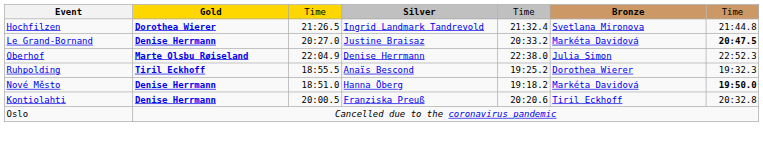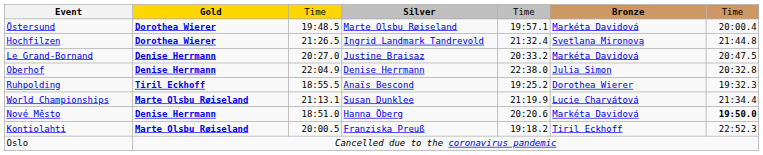+ row: (31, 26)
(738, 41) bold -> (738, 56) normal
(192, 56) Marte Olsbu Røiseland -> (175, 70) Denise Herrmann
(738, 56) 22:52.3 -> (738, 70) 20:32.8
+ row: (58, 99)
(529, 85) 19:18.2 -> (529, 114) 20:20.6
(175, 99) Denise Herrmann -> (192, 129) Marte Olsbu Røiseland
(529, 99) 20:20.6 -> (529, 129) 19:18.2
(738, 99) 20:32.8 -> (738, 129) 22:52.3
